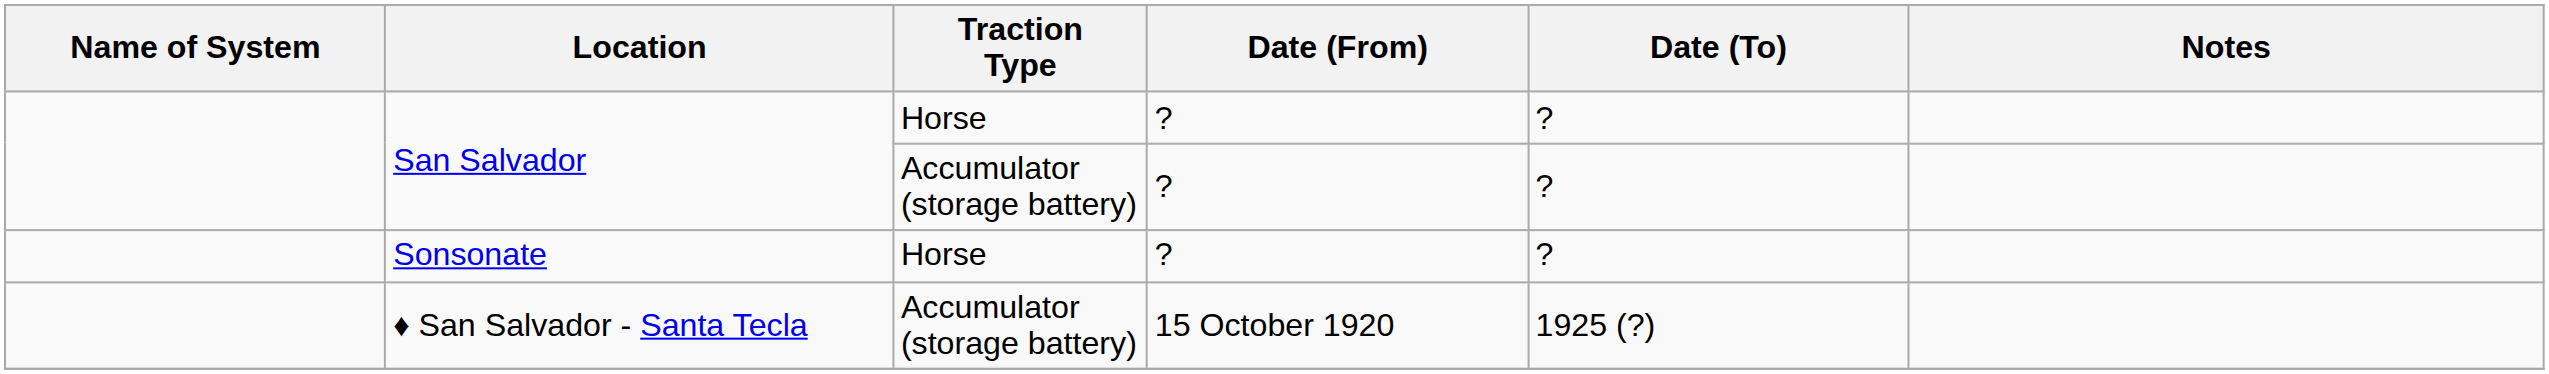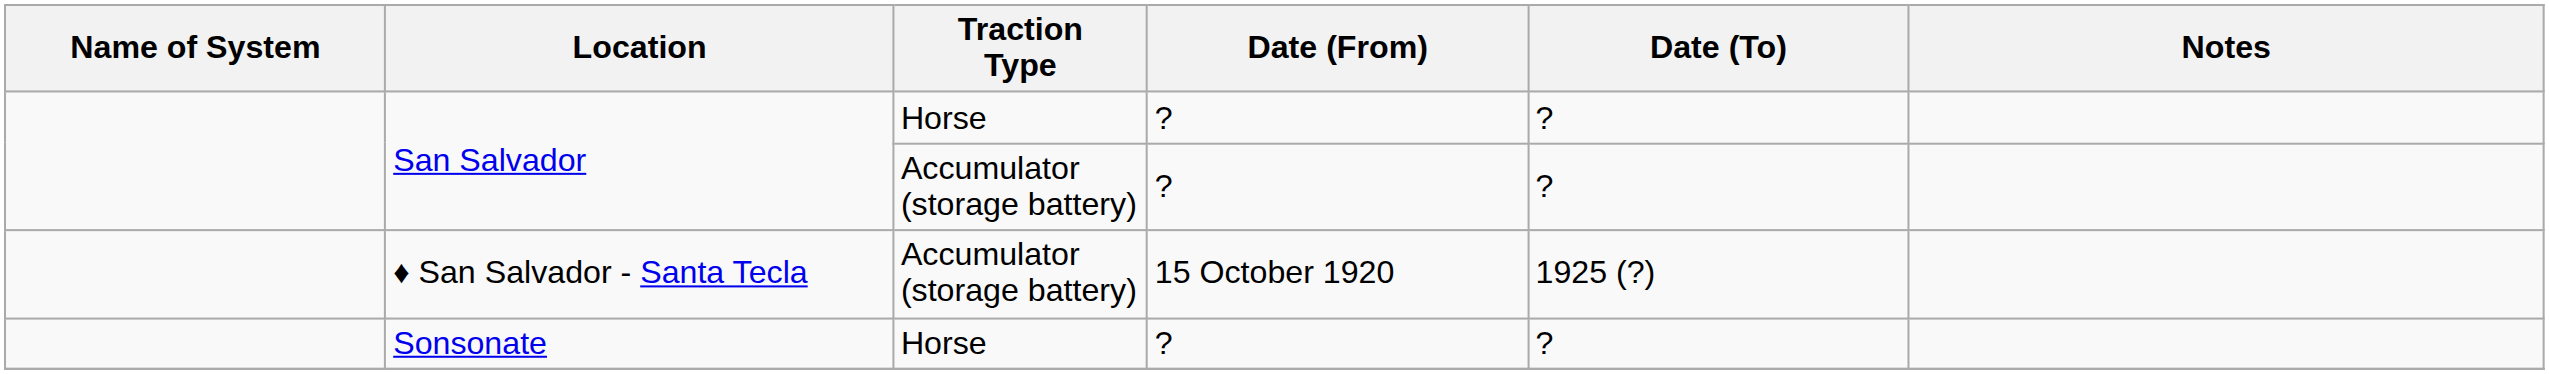rows swapped: (600, 324) <-> (470, 255)
